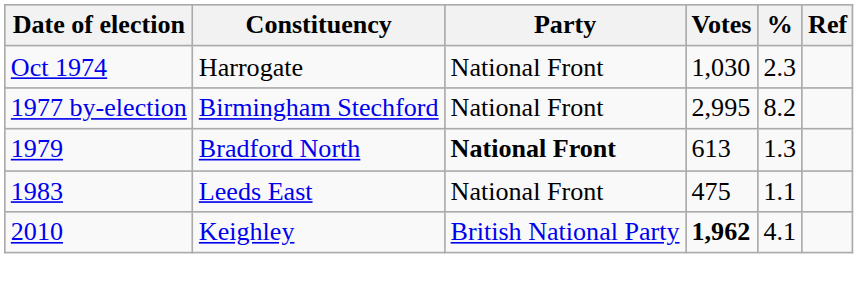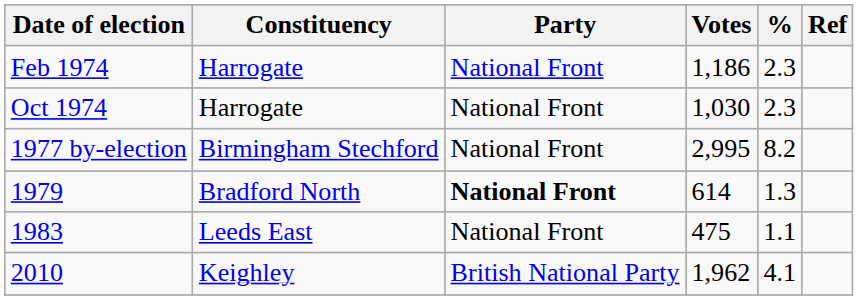+ row: (60, 66)
(711, 149) 613 -> (711, 190) 614
(721, 231) bold -> (721, 273) normal
